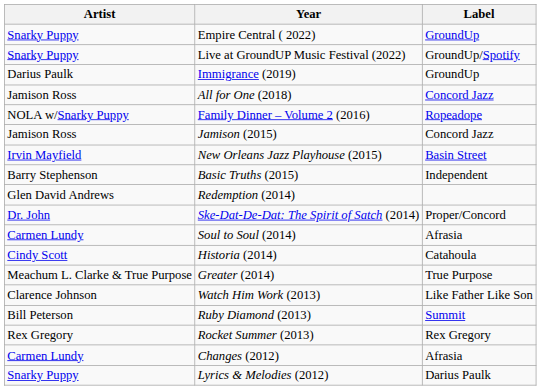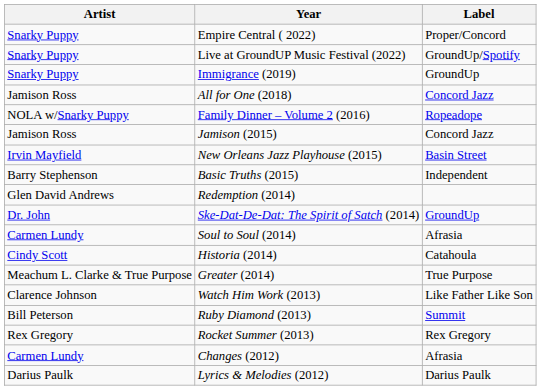(452, 34) GroundUp -> (466, 34) Proper/Concord
(40, 74) Darius Paulk -> (43, 74) Snarky Puppy
(466, 214) Proper/Concord -> (452, 214) GroundUp
(43, 375) Snarky Puppy -> (40, 375) Darius Paulk
